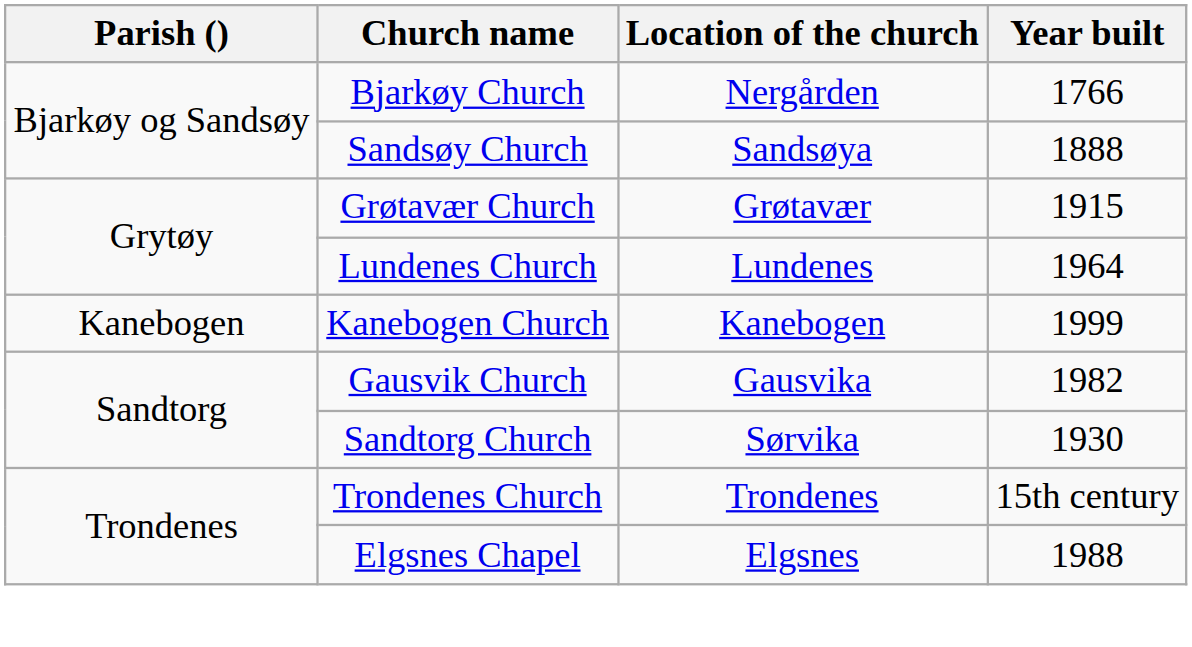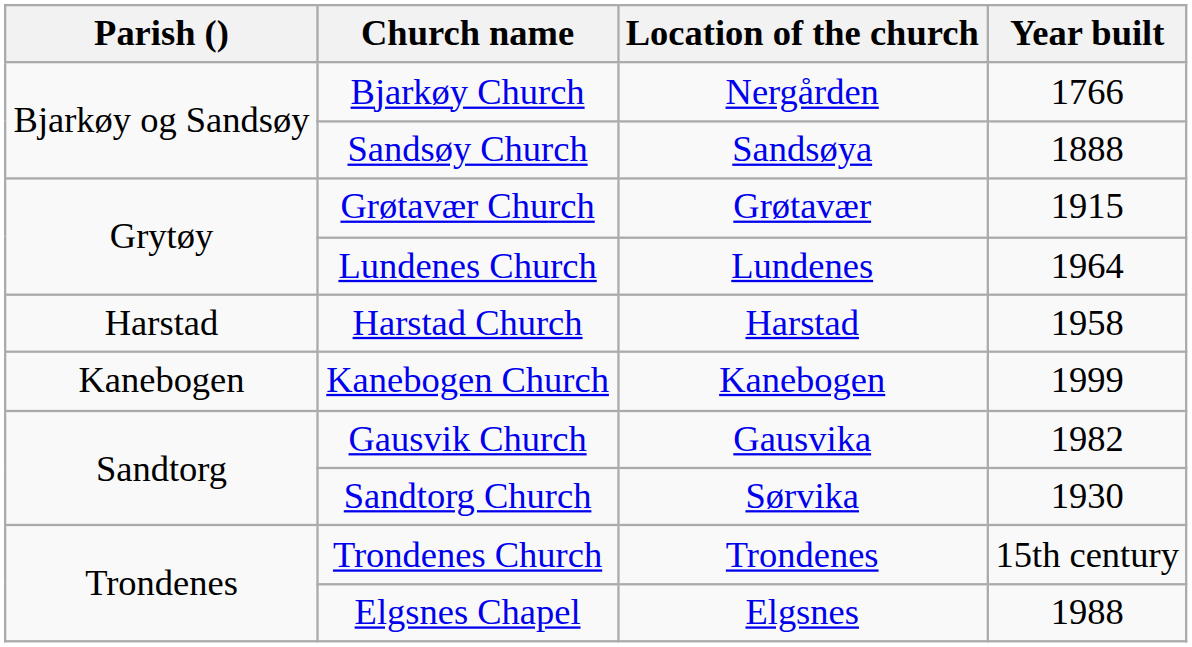+ row: (468, 322)
